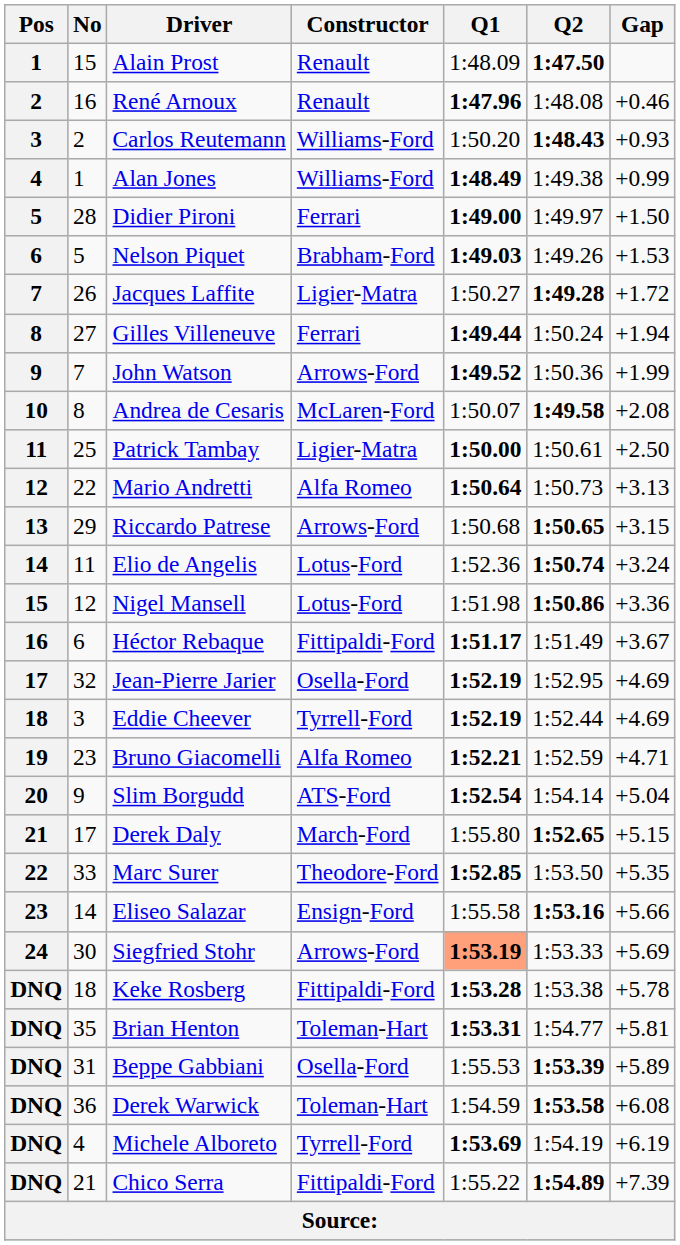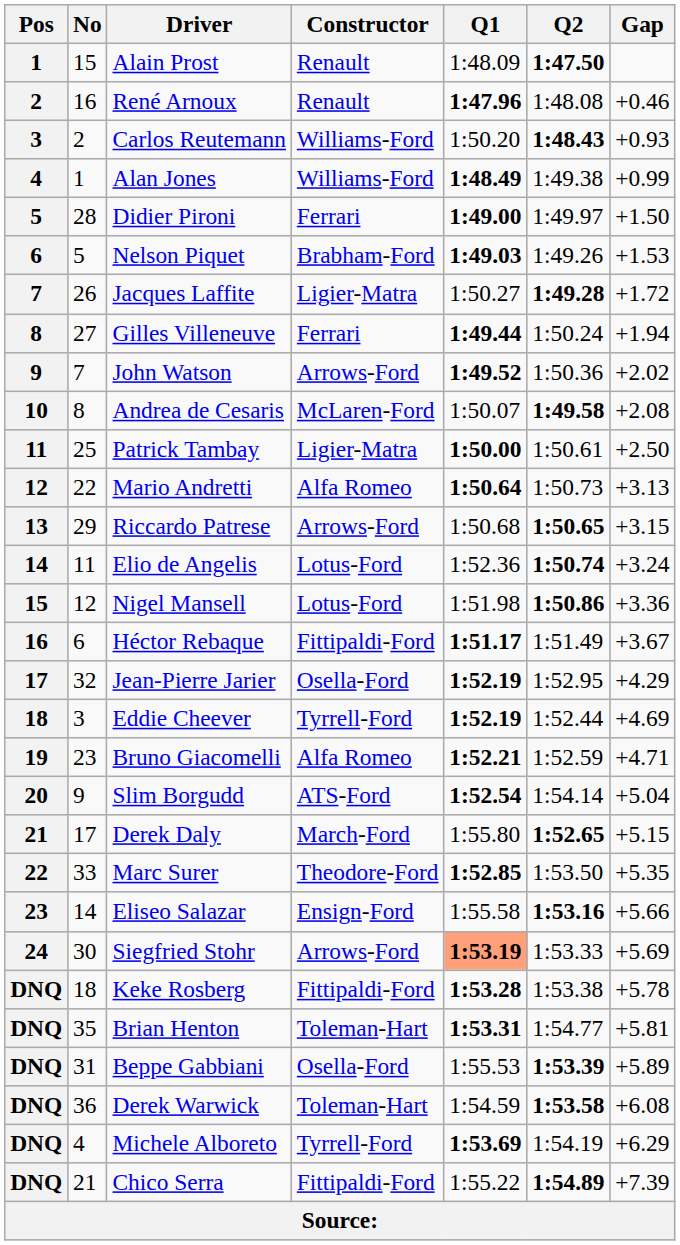(642, 371) +1.99 -> (642, 371) +2.02
(642, 680) +4.69 -> (642, 680) +4.29
(642, 1143) +6.19 -> (642, 1143) +6.29
